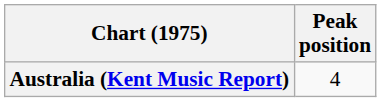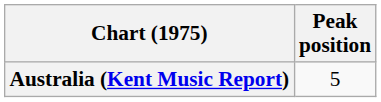(335, 79) 4 -> (335, 79) 5
